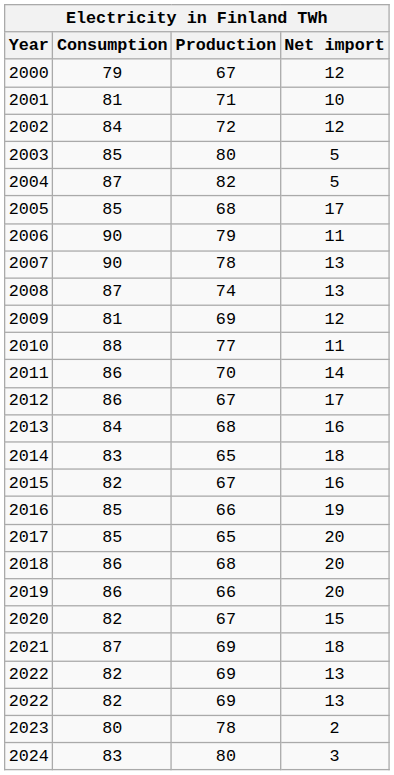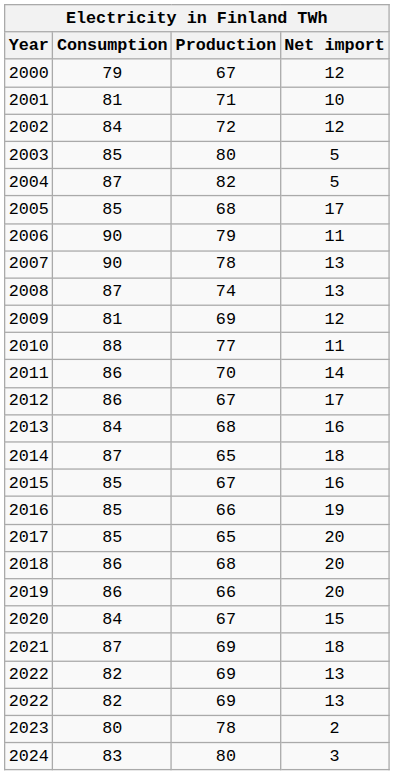(112, 456) 83 -> (112, 456) 87
(112, 483) 82 -> (112, 483) 85
(112, 620) 82 -> (112, 620) 84
